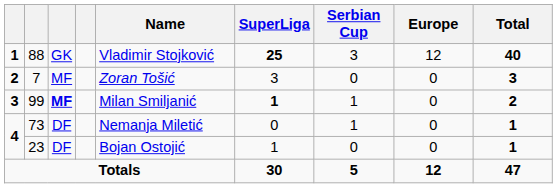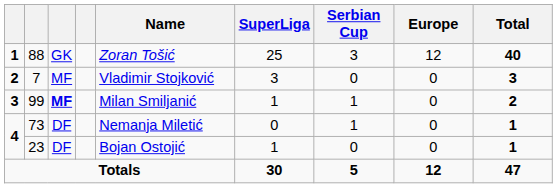(157, 55) Vladimir Stojković -> (137, 55) Zoran Tošić
(274, 55) bold -> (274, 55) normal
(137, 78) Zoran Tošić -> (157, 78) Vladimir Stojković
(274, 101) bold -> (274, 101) normal
